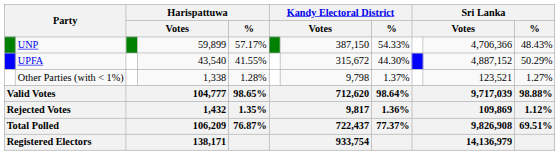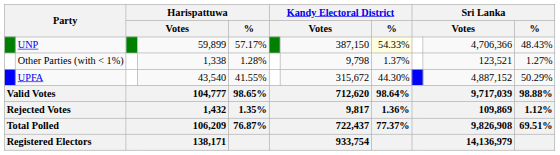(394, 45) no background -> (394, 45) lightyellow background
rows swapped: (31, 61) <-> (71, 77)
